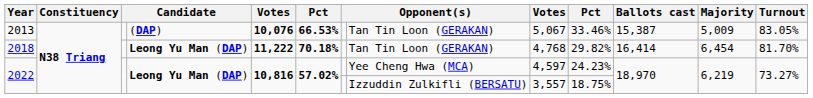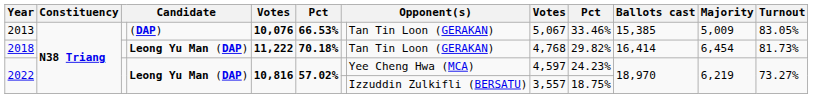(636, 31) 15,387 -> (636, 31) 15,385
(779, 49) 81.70% -> (779, 49) 81.73%
